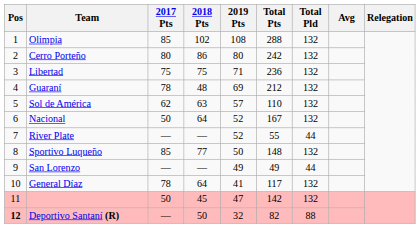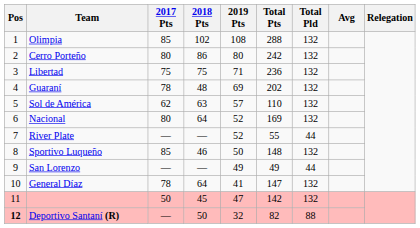(274, 87) 212 -> (274, 87) 202
(166, 119) 50 -> (166, 119) 80
(274, 119) 167 -> (274, 119) 169
(202, 151) 77 -> (202, 151) 46
(274, 183) 117 -> (274, 183) 147
